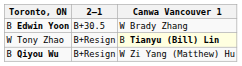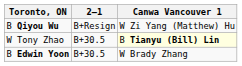rows swapped: (33, 54) <-> (38, 26)
(94, 40) B+Resign -> (89, 40) B+30.5
